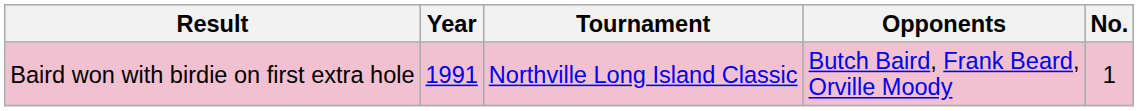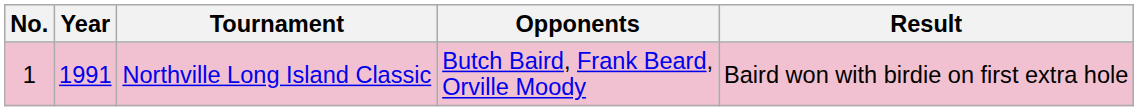columns swapped: (1109, 24) <-> (212, 24)
